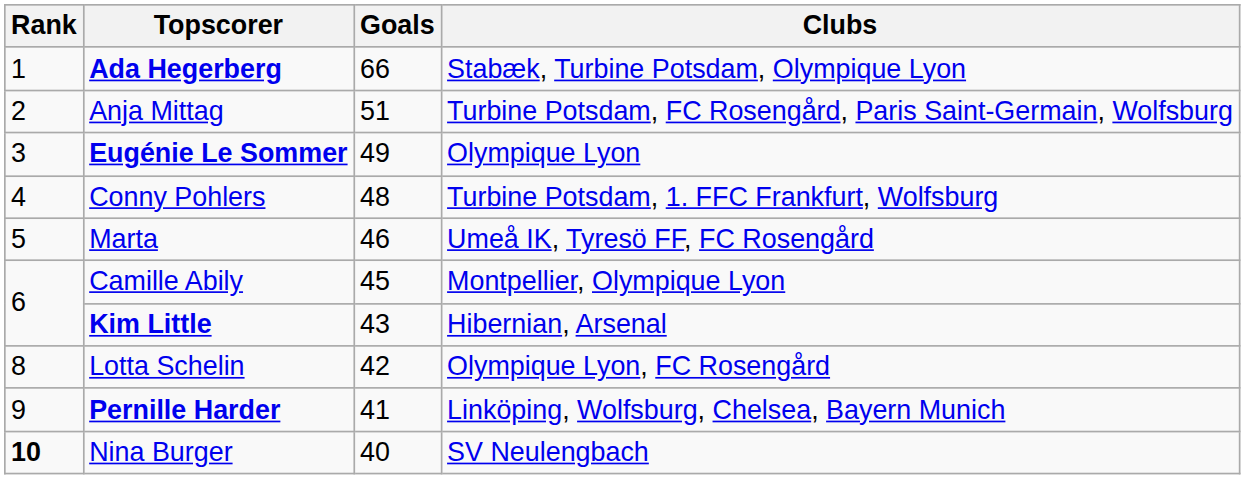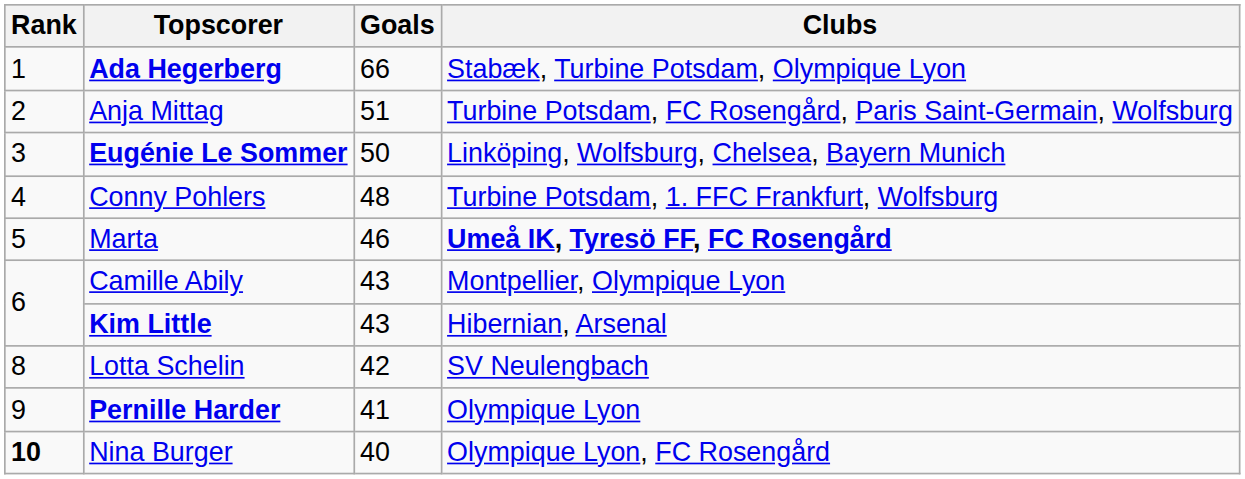(375, 153) 49 -> (375, 153) 50
(544, 153) Olympique Lyon -> (726, 153) Linköping, Wolfsburg, Chelsea, Bayern Munich
(660, 238) normal -> (669, 238) bold
(375, 281) 45 -> (375, 281) 43
(639, 366) Olympique Lyon, FC Rosengård -> (548, 366) SV Neulengbach
(726, 409) Linköping, Wolfsburg, Chelsea, Bayern Munich -> (544, 409) Olympique Lyon
(548, 452) SV Neulengbach -> (639, 452) Olympique Lyon, FC Rosengård
